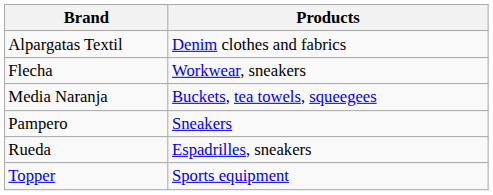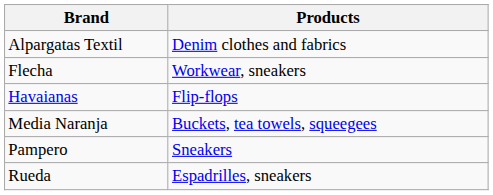+ row: (43, 96)
- row: (32, 176)
